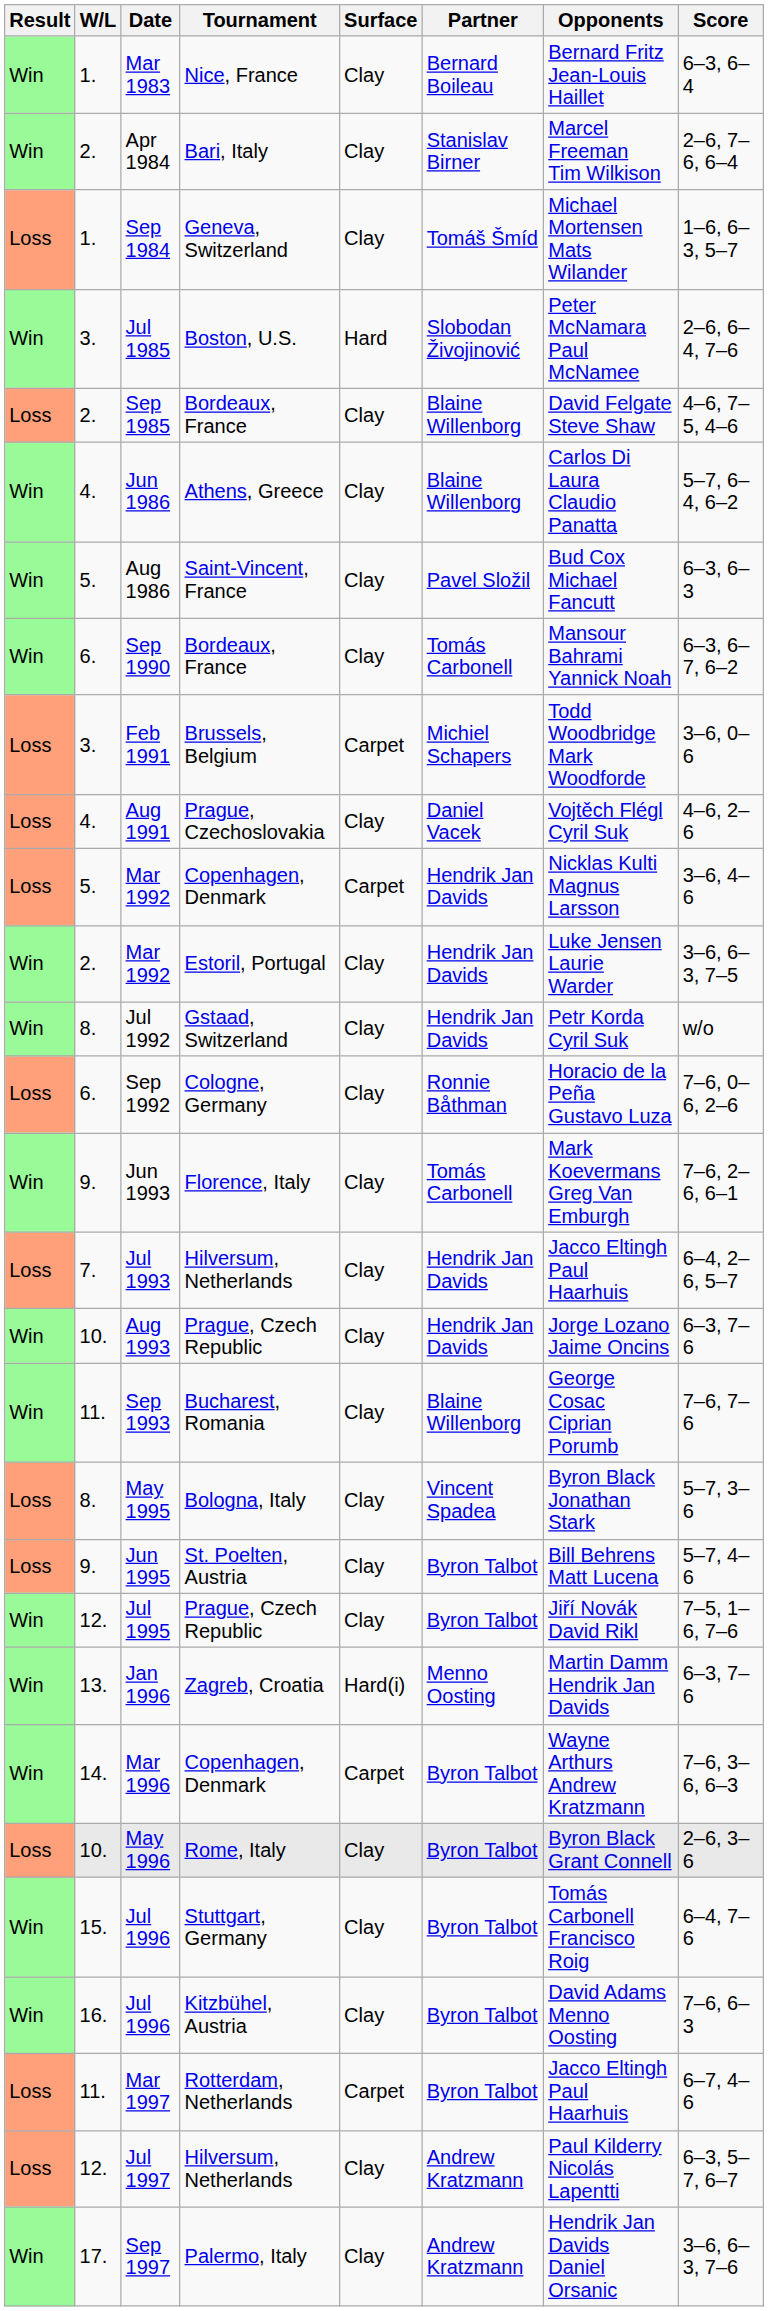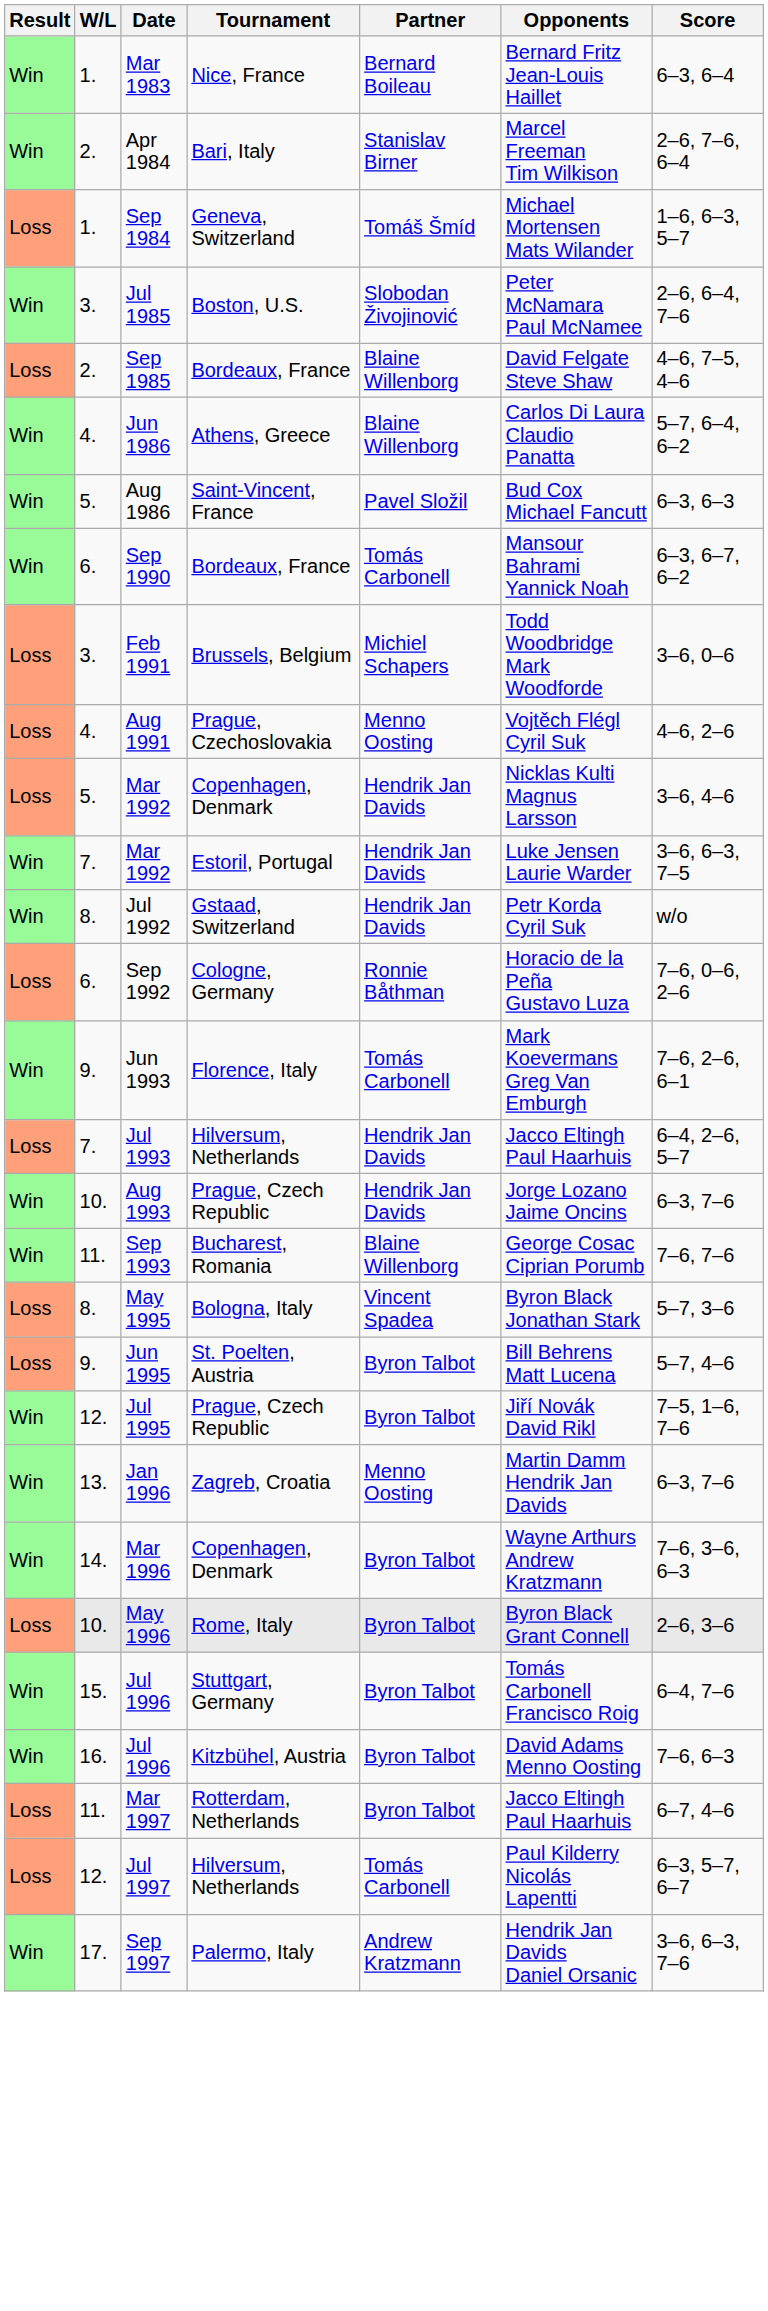- column: (381, 20)
(455, 821) Daniel Vacek -> (399, 731) Menno Oosting
(88, 963) 2. -> (88, 862) 7.
(475, 2168) Andrew Kratzmann -> (407, 1875) Tomás Carbonell
